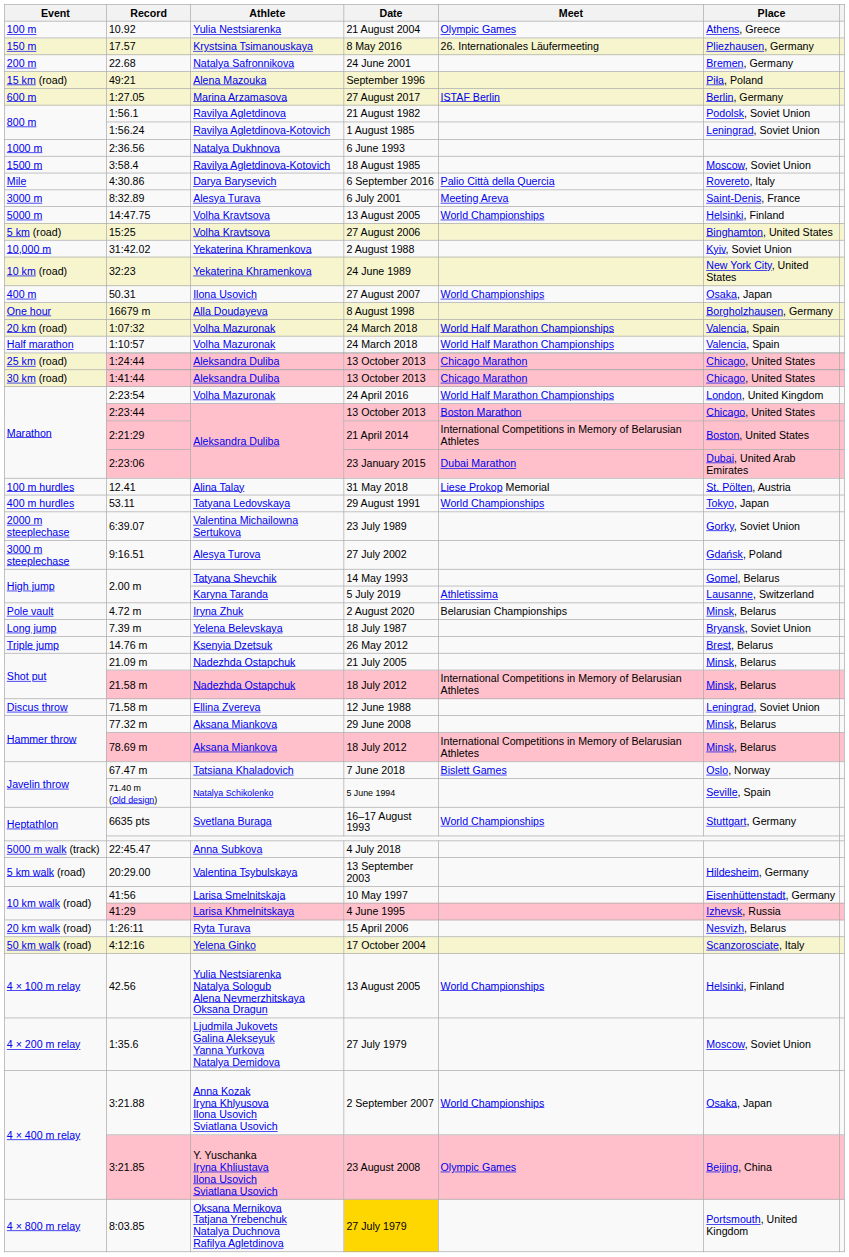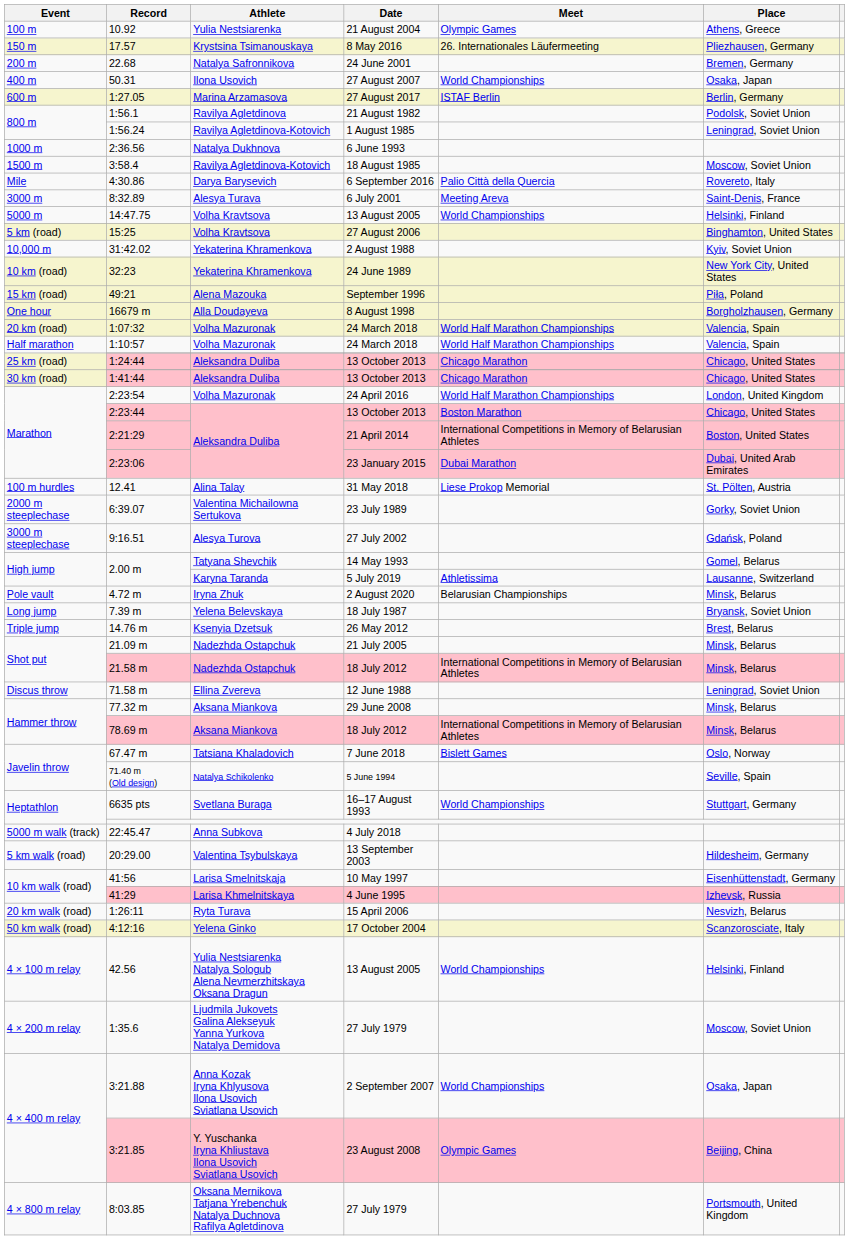rows swapped: (22, 294) <-> (37, 80)
- row: (41, 503)
(377, 1226) gold background -> (377, 1209) no background
